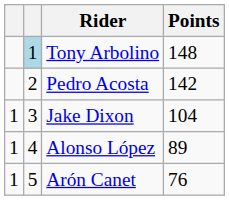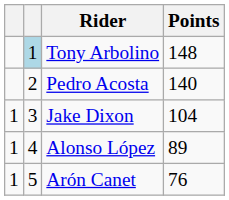(183, 84) 142 -> (183, 84) 140
